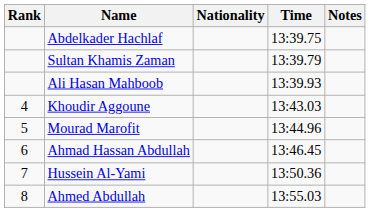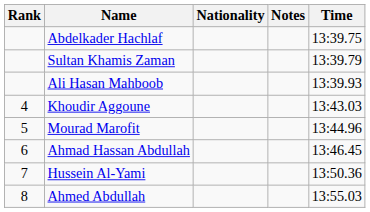columns swapped: (296, 15) <-> (345, 15)
